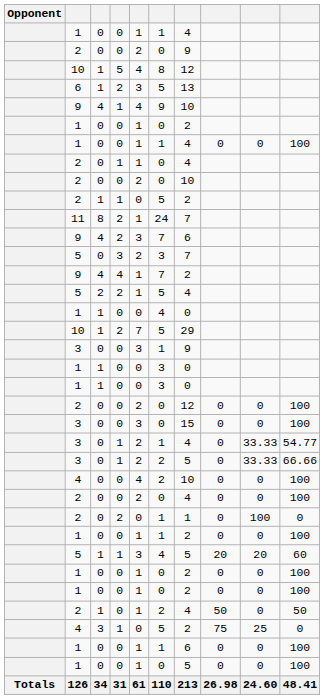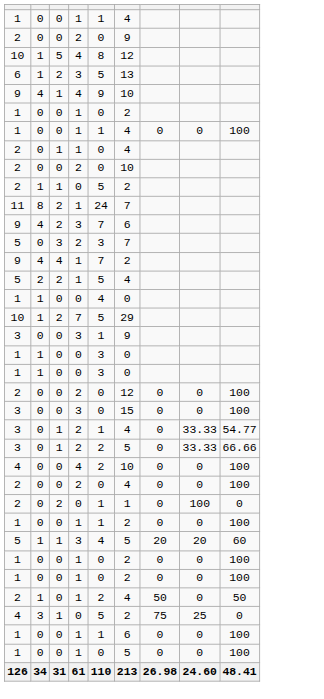- column: (35, 14)
